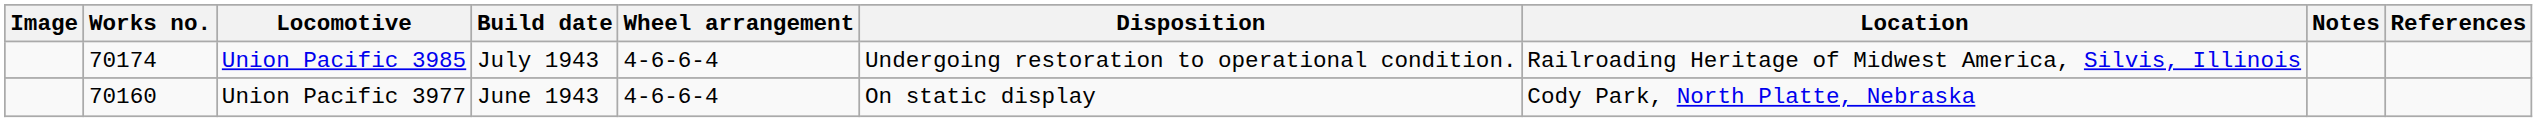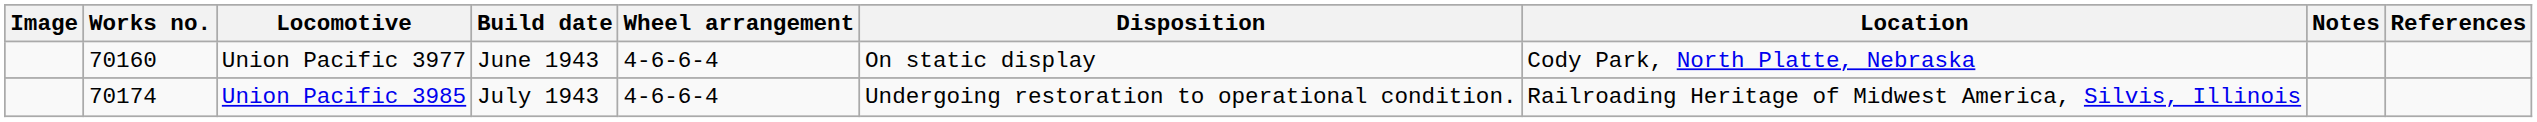rows swapped: (344, 97) <-> (344, 60)
